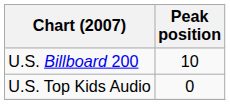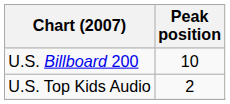(190, 86) 0 -> (190, 86) 2
